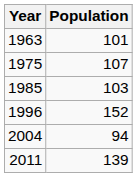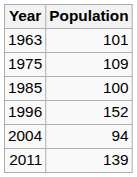(116, 64) 107 -> (116, 64) 109
(116, 88) 103 -> (116, 88) 100
